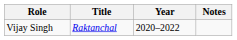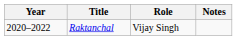columns swapped: (165, 12) <-> (37, 12)
